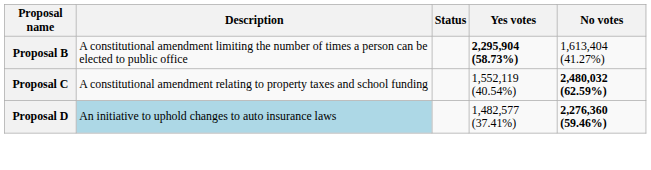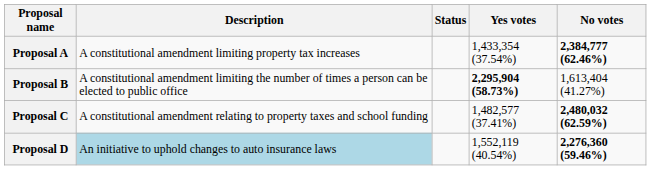+ row: (40, 52)
(495, 84) 1,552,119 (40.54%) -> (495, 116) 1,482,577 (37.41%)
(495, 116) 1,482,577 (37.41%) -> (495, 148) 1,552,119 (40.54%)
